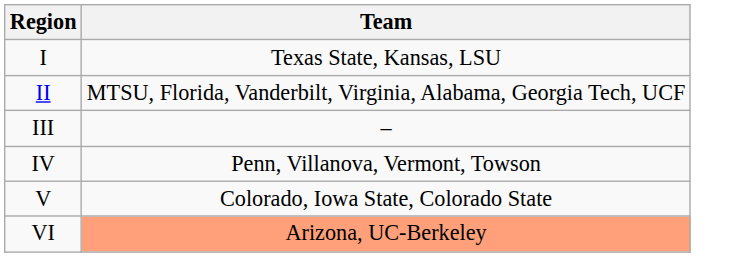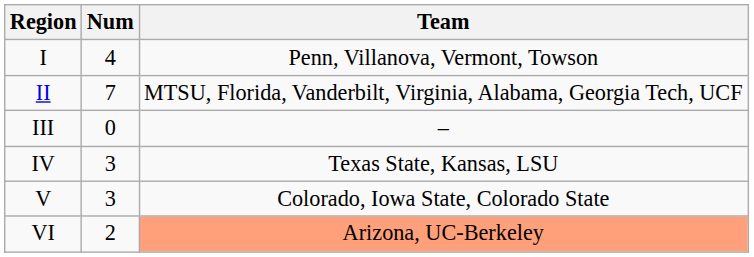+ column: (110, 22)
(386, 57) Texas State, Kansas, LSU -> (443, 57) Penn, Villanova, Vermont, Towson
(386, 163) Penn, Villanova, Vermont, Towson -> (443, 163) Texas State, Kansas, LSU
